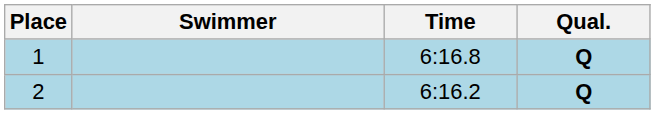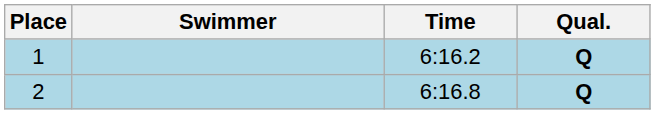(450, 56) 6:16.8 -> (450, 56) 6:16.2
(450, 91) 6:16.2 -> (450, 91) 6:16.8
